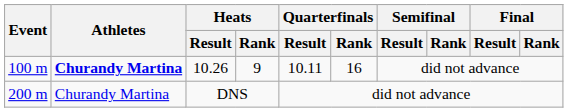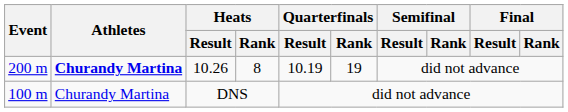(28, 69) 100 m -> (28, 69) 200 m
(257, 69) 9 -> (257, 69) 8
(305, 69) 10.11 -> (305, 69) 10.19
(354, 69) 16 -> (354, 69) 19
(28, 94) 200 m -> (28, 94) 100 m
